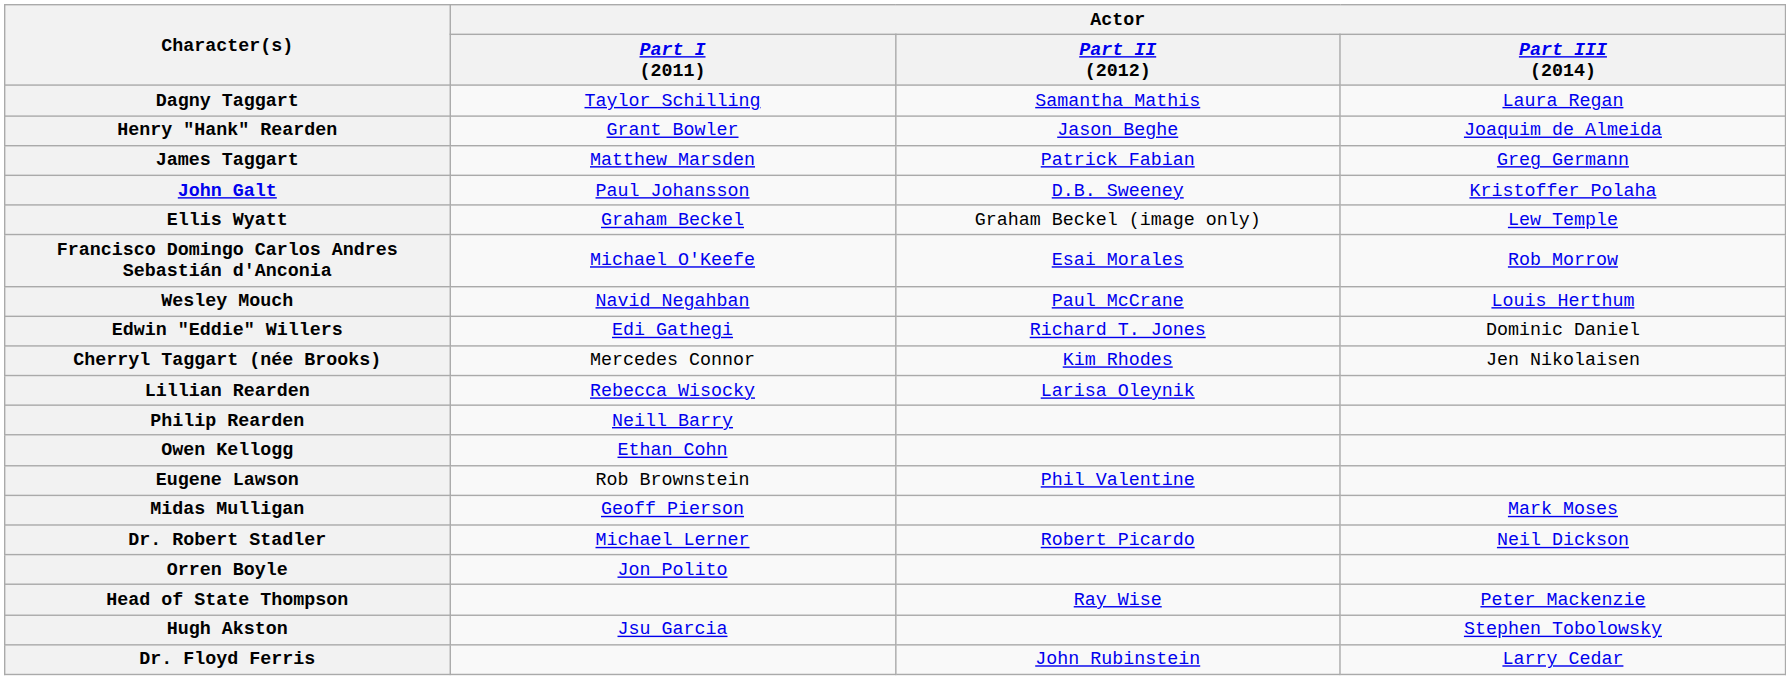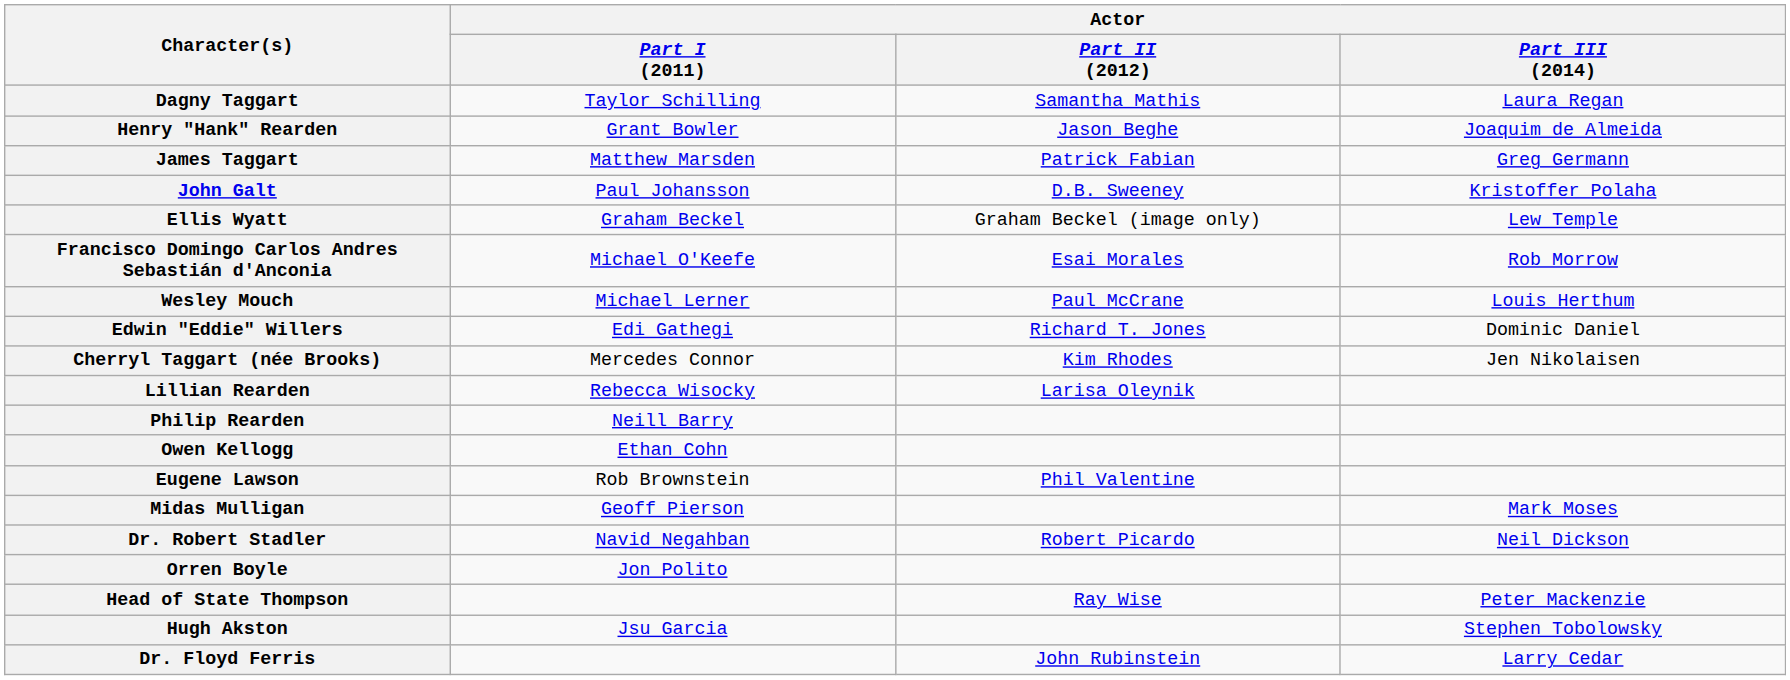(673, 301) Navid Negahban -> (673, 301) Michael Lerner
(673, 540) Michael Lerner -> (673, 540) Navid Negahban
